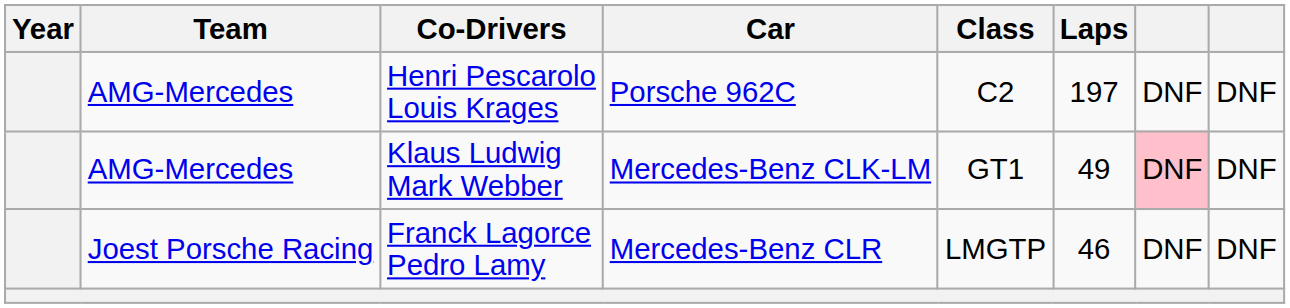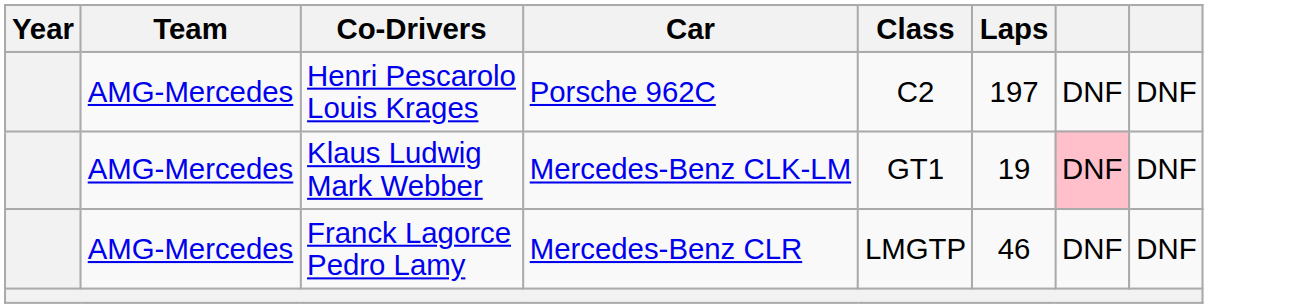(1094, 170) 49 -> (1014, 170) 19
(231, 249) Joest Porsche Racing -> (191, 249) AMG-Mercedes
